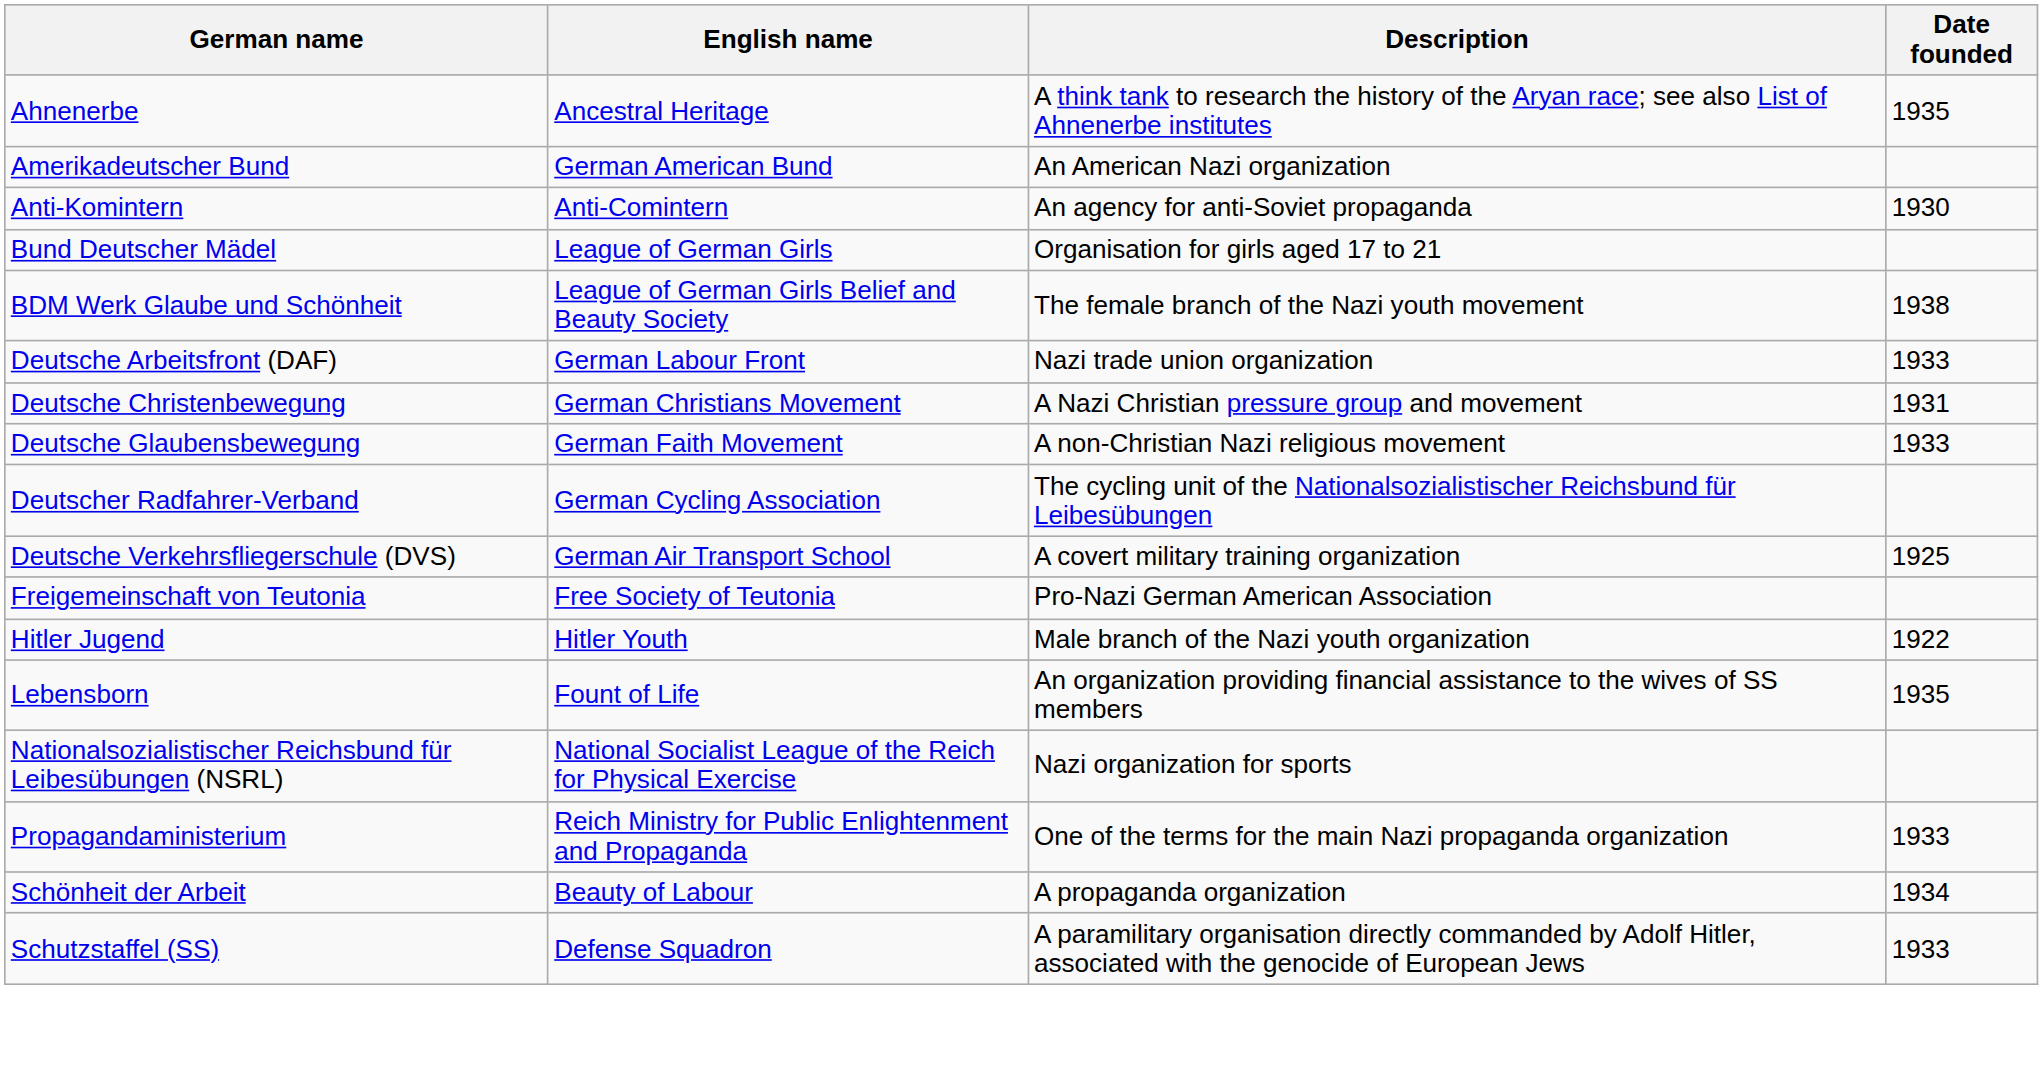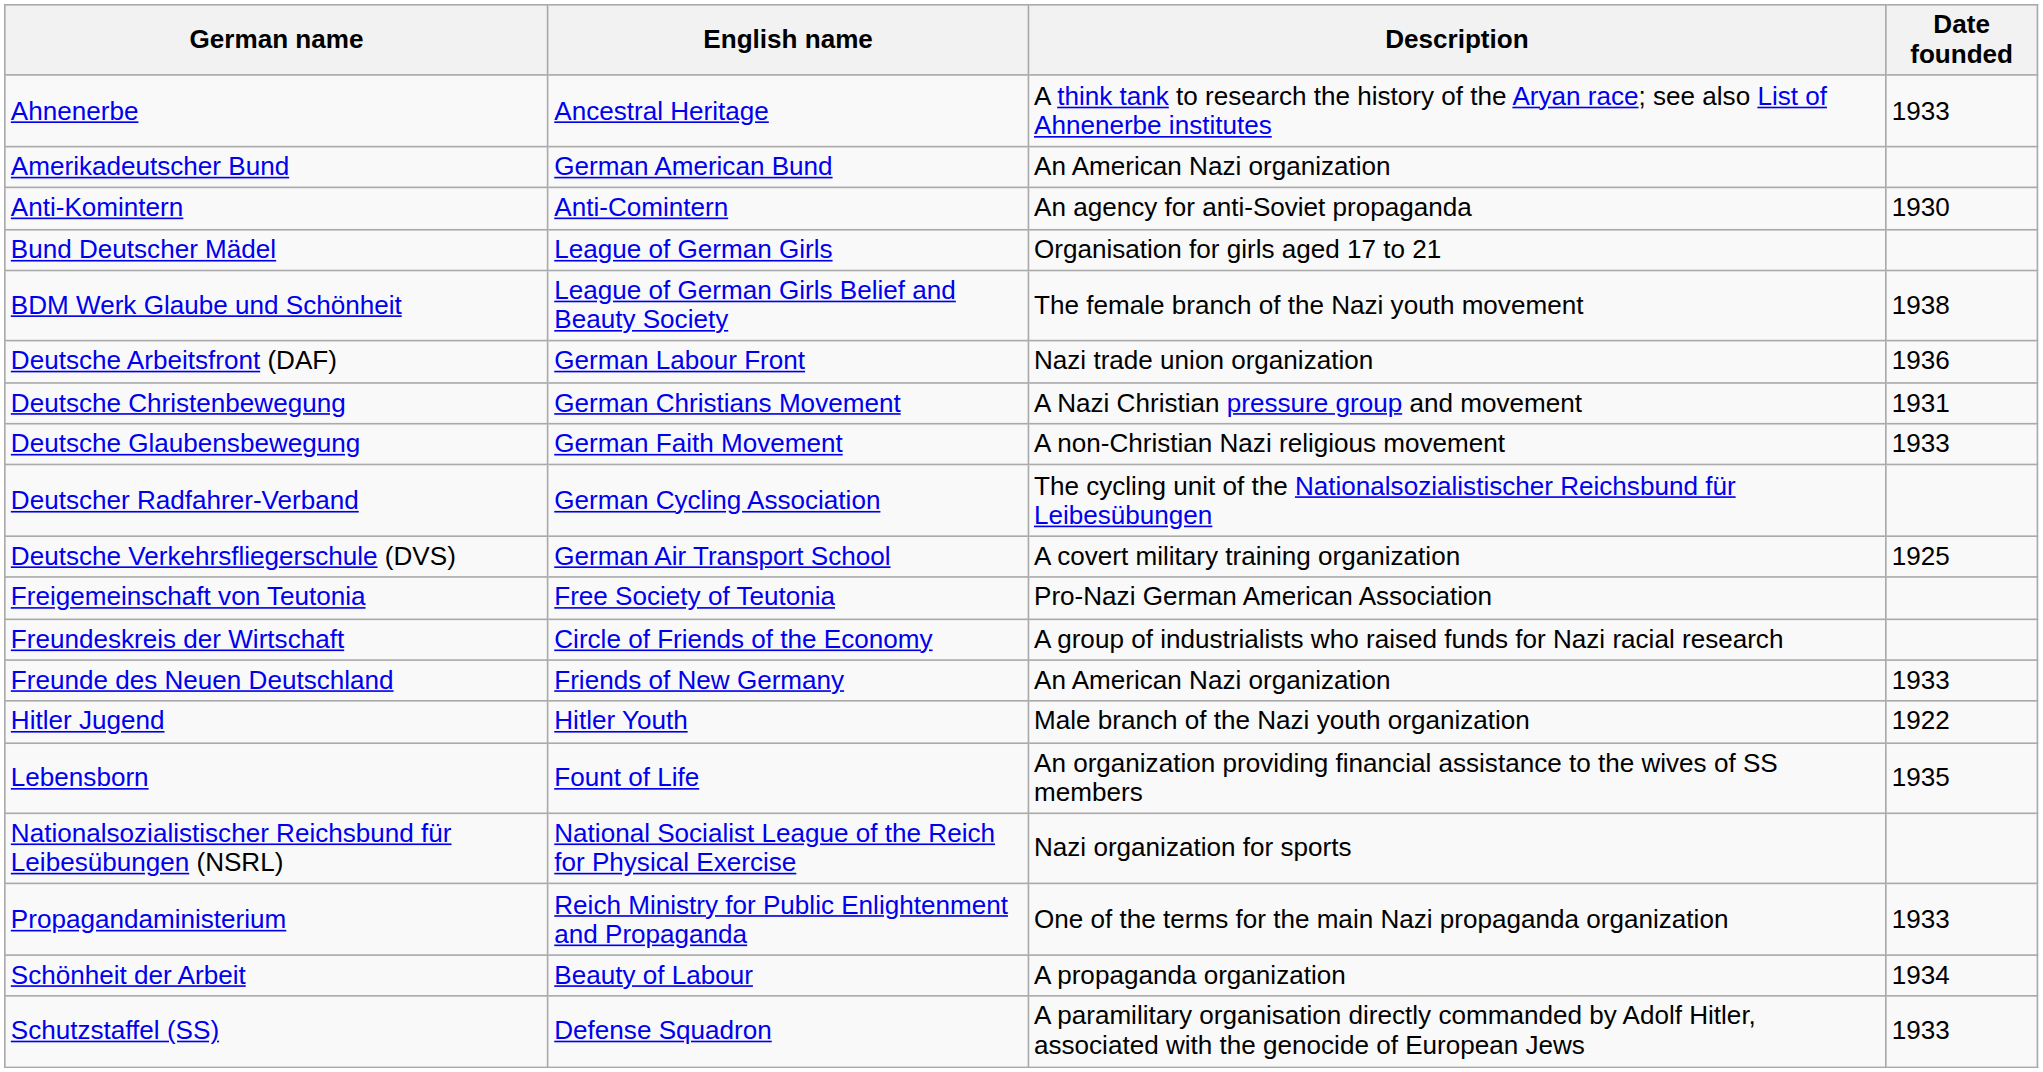(1921, 110) 1935 -> (1921, 110) 1933
(1921, 361) 1933 -> (1921, 361) 1936
+ row: (178, 638)
+ row: (202, 680)
